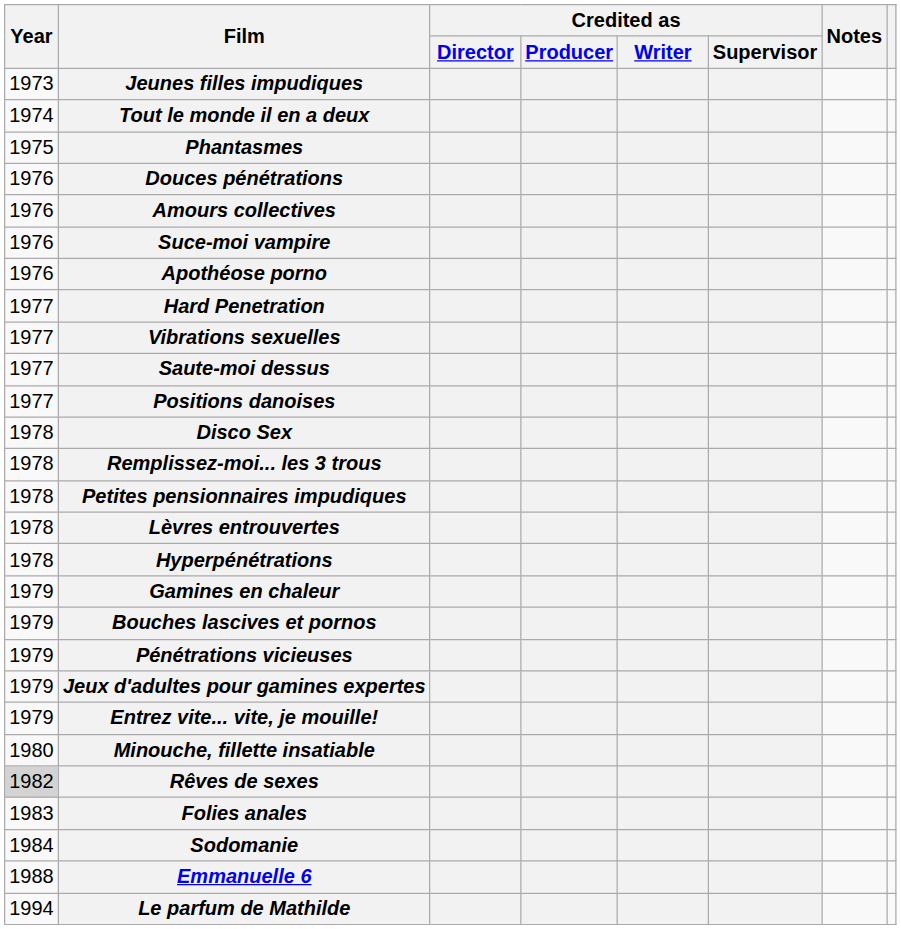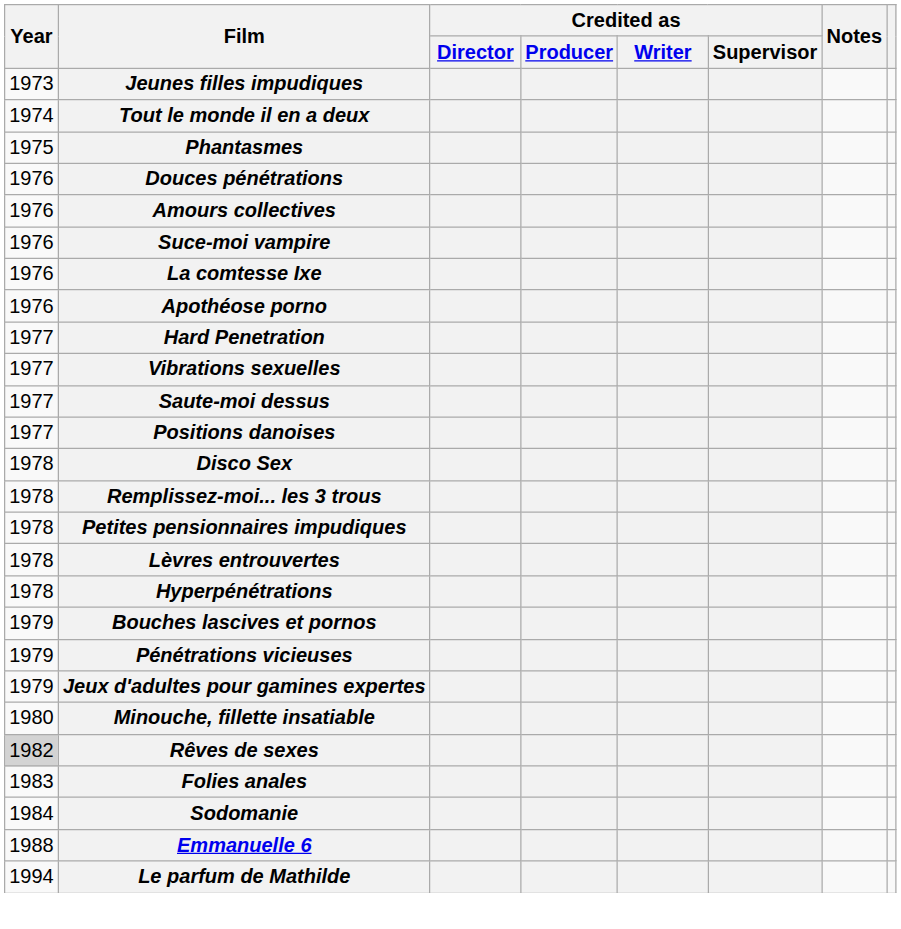+ row: (244, 274)
- row: (244, 591)
- row: (244, 718)
